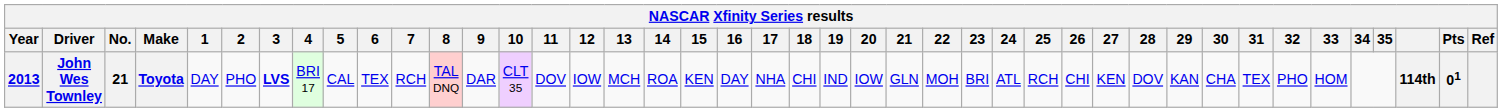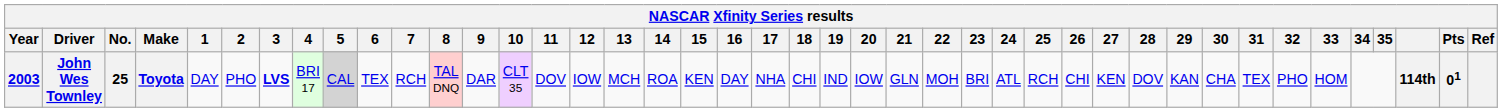(24, 79) 2013 -> (24, 79) 2003
(120, 79) 21 -> (120, 79) 25
(341, 79) no background -> (341, 79) lightgrey background
